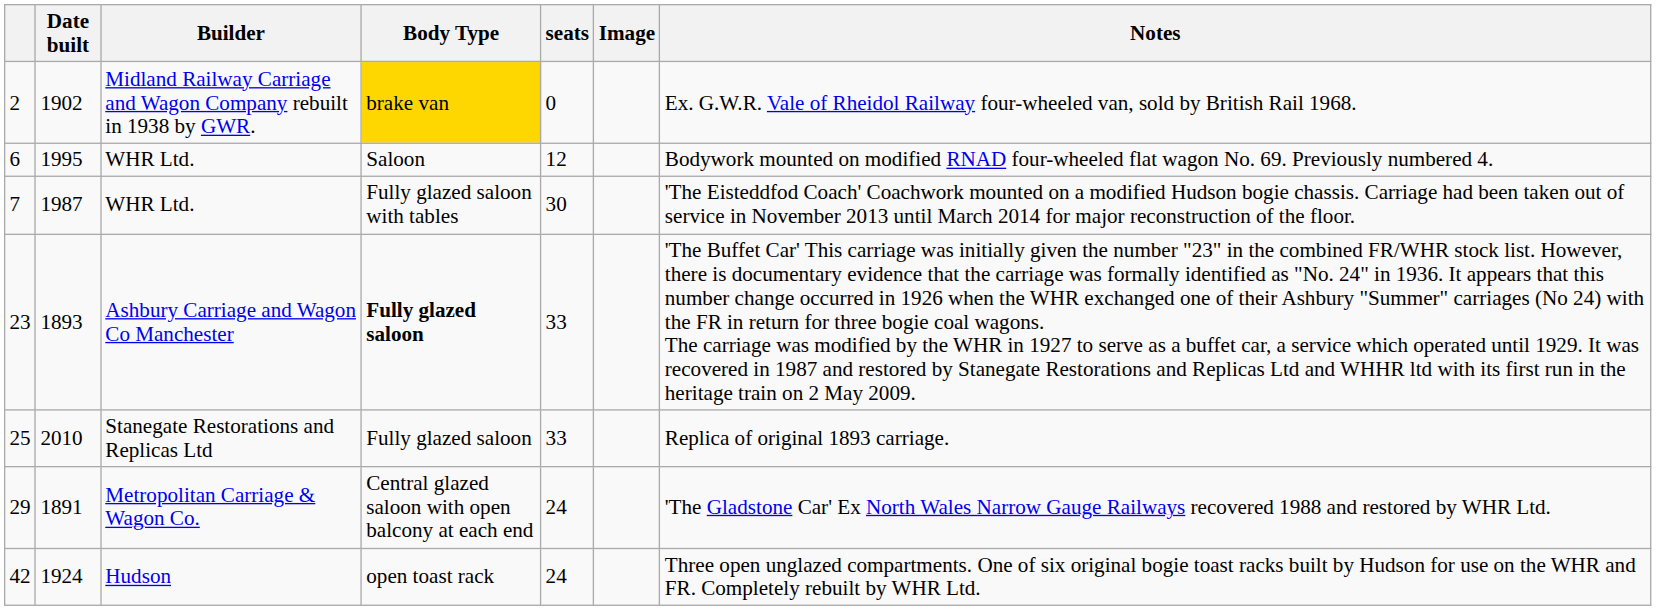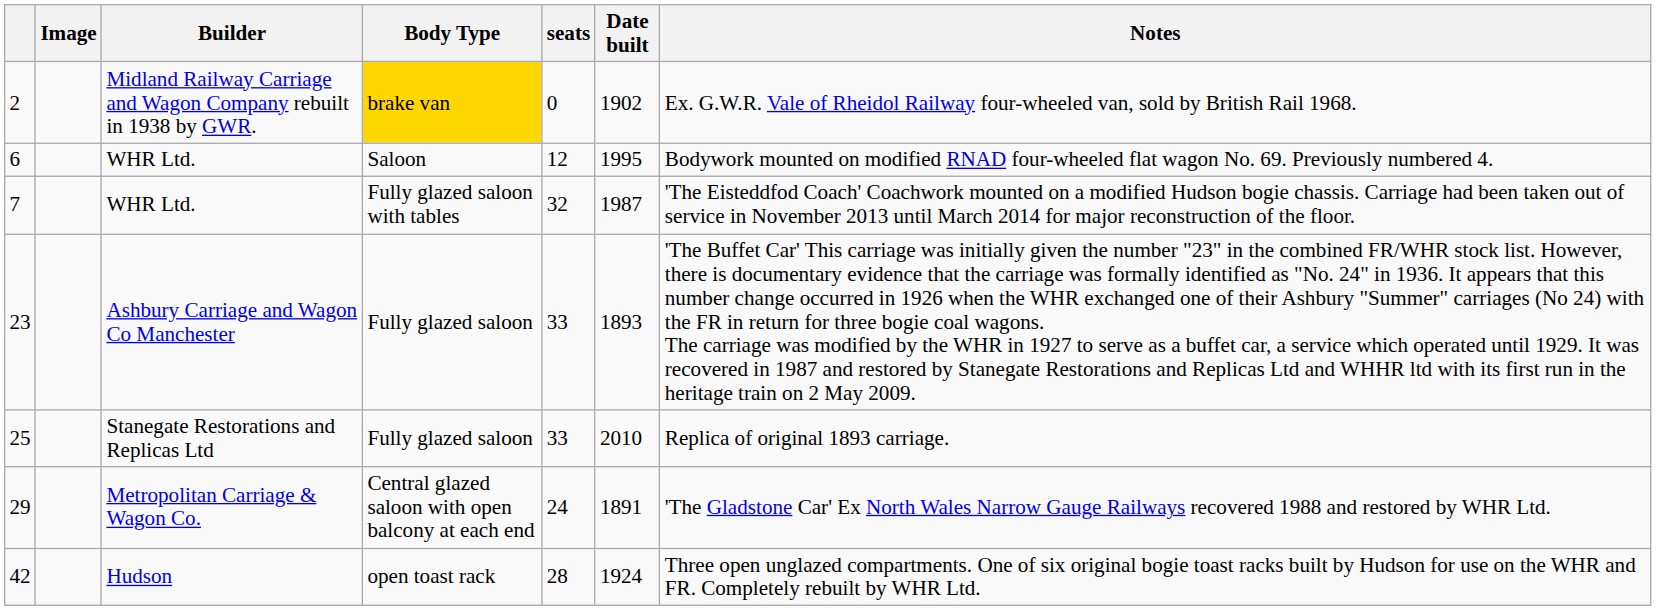columns swapped: (68, 33) <-> (627, 33)
(556, 204) 30 -> (557, 204) 32
(421, 321) bold -> (450, 321) normal
(556, 576) 24 -> (557, 576) 28
